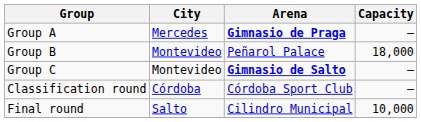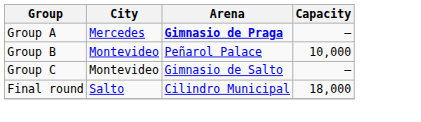(393, 52) 18,000 -> (330, 52) 10,000
(286, 70) bold -> (224, 70) normal
- row: (77, 89)
(393, 108) 10,000 -> (330, 89) 18,000
